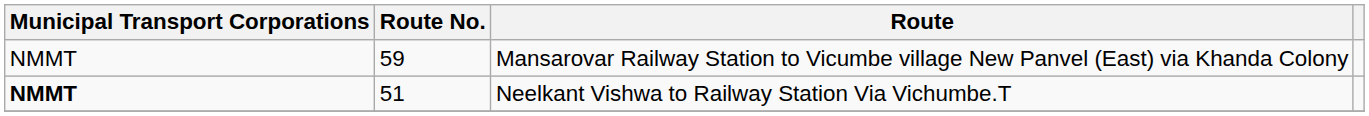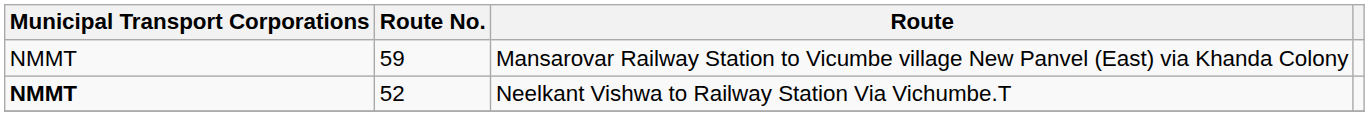(392, 93) 51 -> (392, 93) 52
